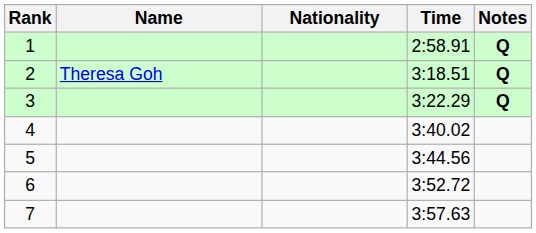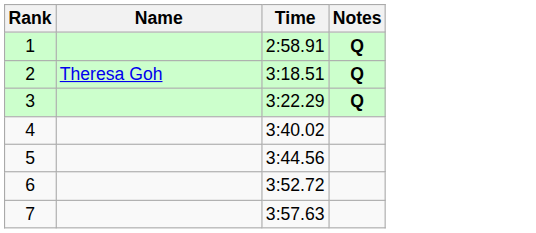- column: (335, 18)
